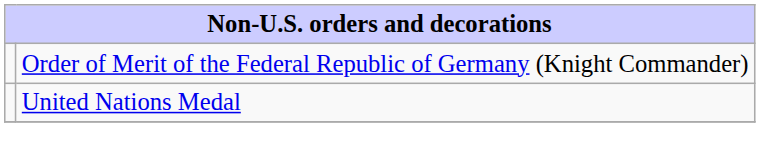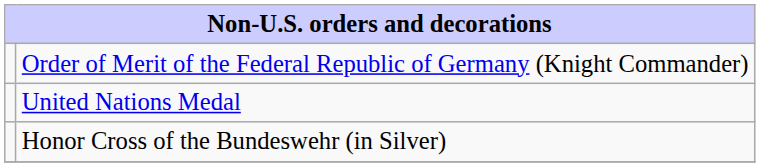+ row: (234, 141)
